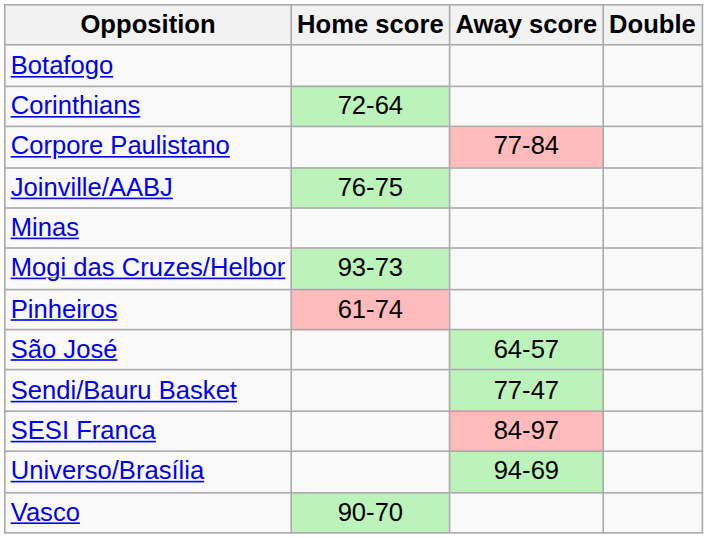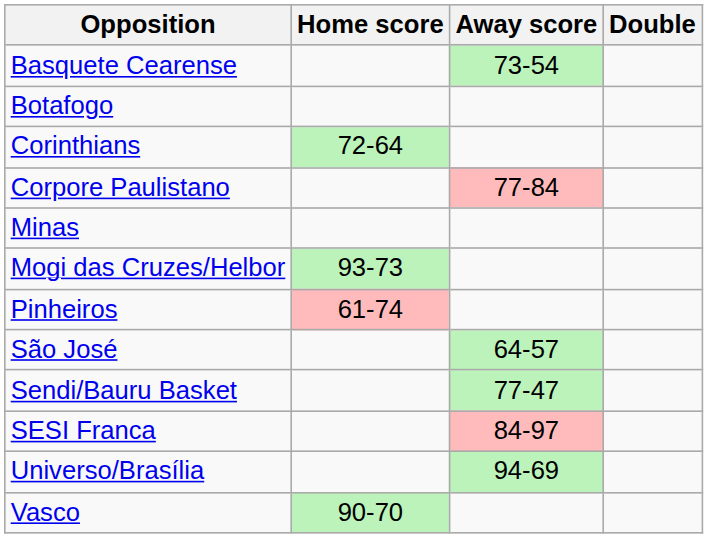+ row: (124, 65)
- row: (92, 187)
